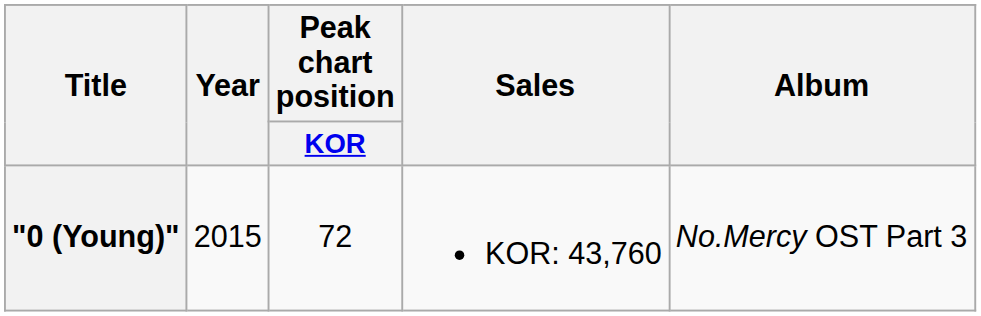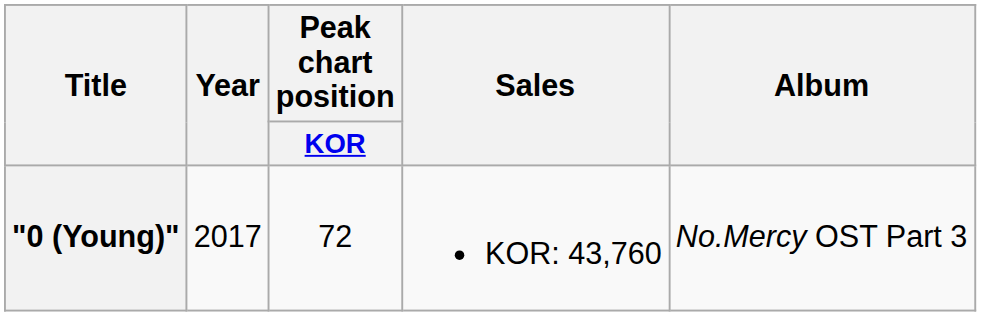(228, 237) 2015 -> (228, 237) 2017
